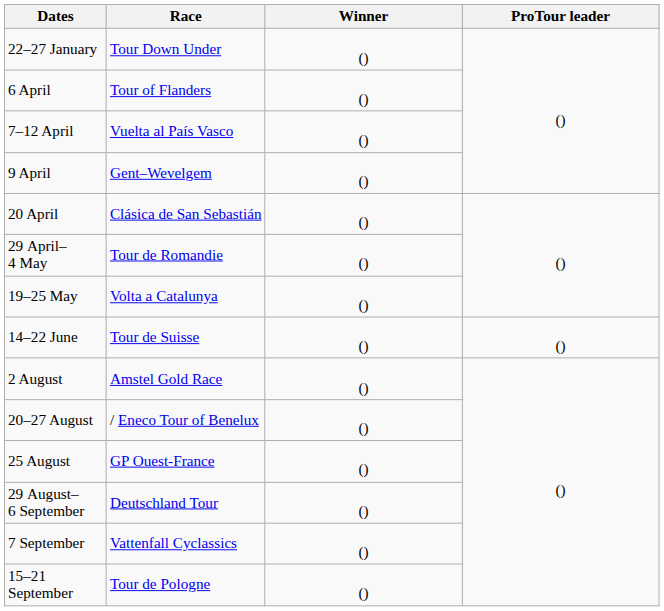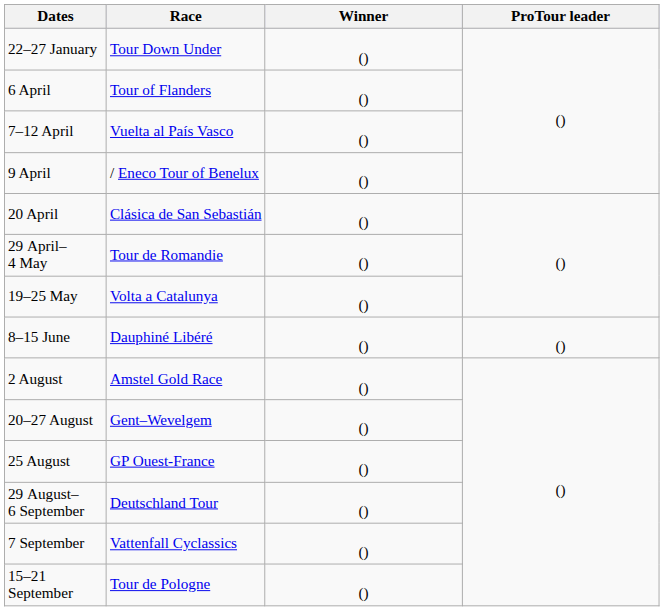(161, 172) Gent–Wevelgem -> (184, 172) / Eneco Tour of Benelux
+ row: (39, 337)
- row: (43, 337)
(184, 420) / Eneco Tour of Benelux -> (161, 420) Gent–Wevelgem
